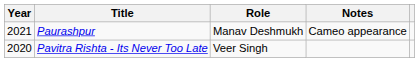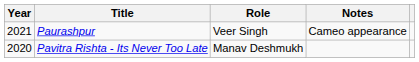(258, 31) Manav Deshmukh -> (240, 31) Veer Singh
(240, 48) Veer Singh -> (258, 48) Manav Deshmukh
